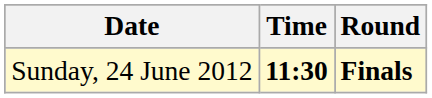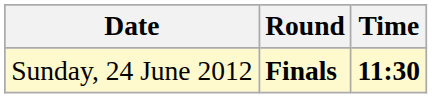columns swapped: (297, 26) <-> (380, 26)
